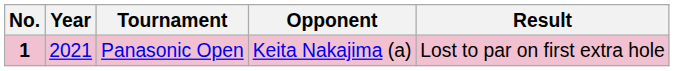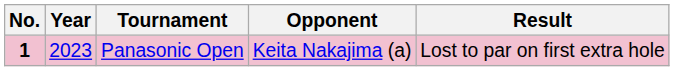(71, 51) 2021 -> (71, 51) 2023
